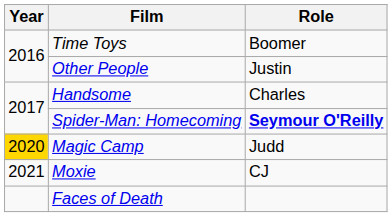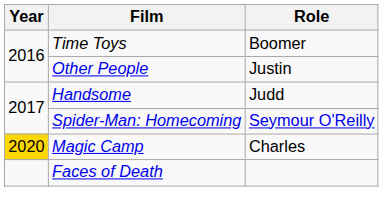(277, 95) Charles -> (267, 95) Judd
(316, 120) bold -> (312, 120) normal
(267, 146) Judd -> (277, 146) Charles
- row: (74, 172)
